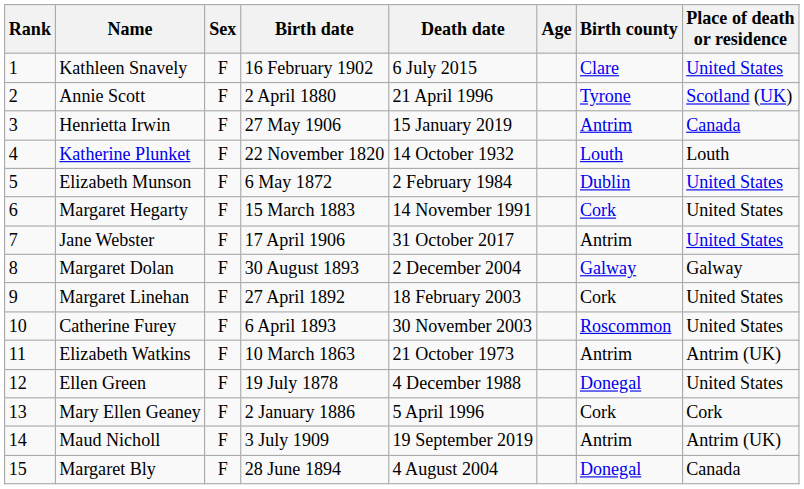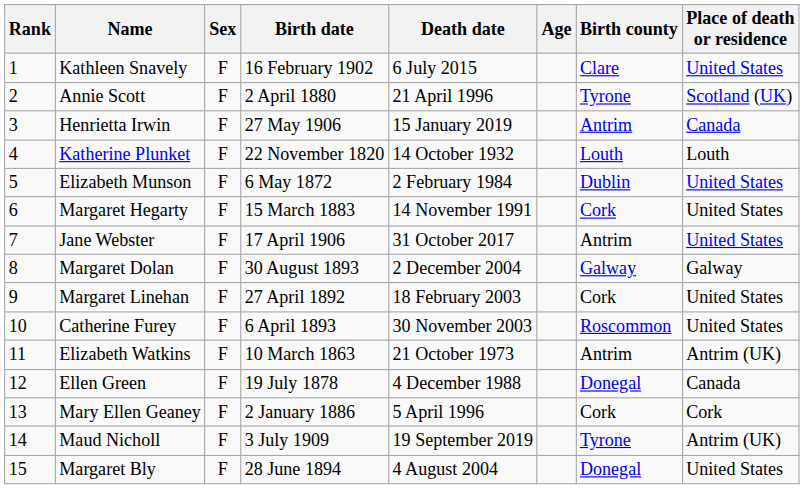(735, 383) United States -> (713, 383) Canada
(606, 440) Antrim -> (605, 440) Tyrone
(713, 469) Canada -> (735, 469) United States
